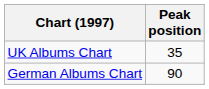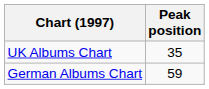(175, 73) 90 -> (175, 73) 59
